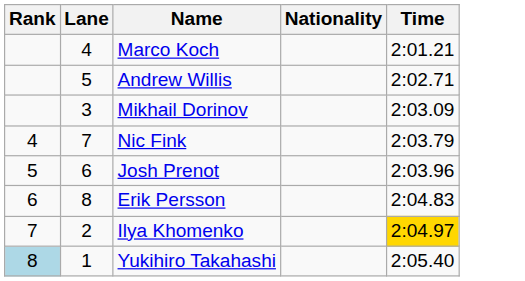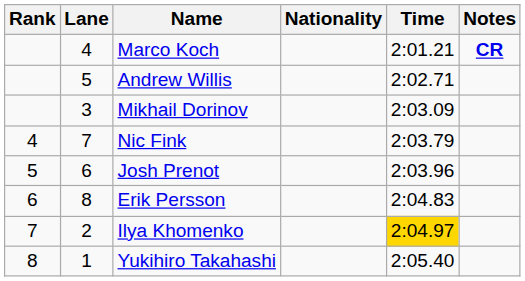+ column: (490, 19)
(32, 261) lightblue background -> (32, 261) no background
